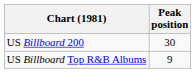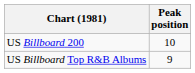(170, 42) 30 -> (170, 42) 10
